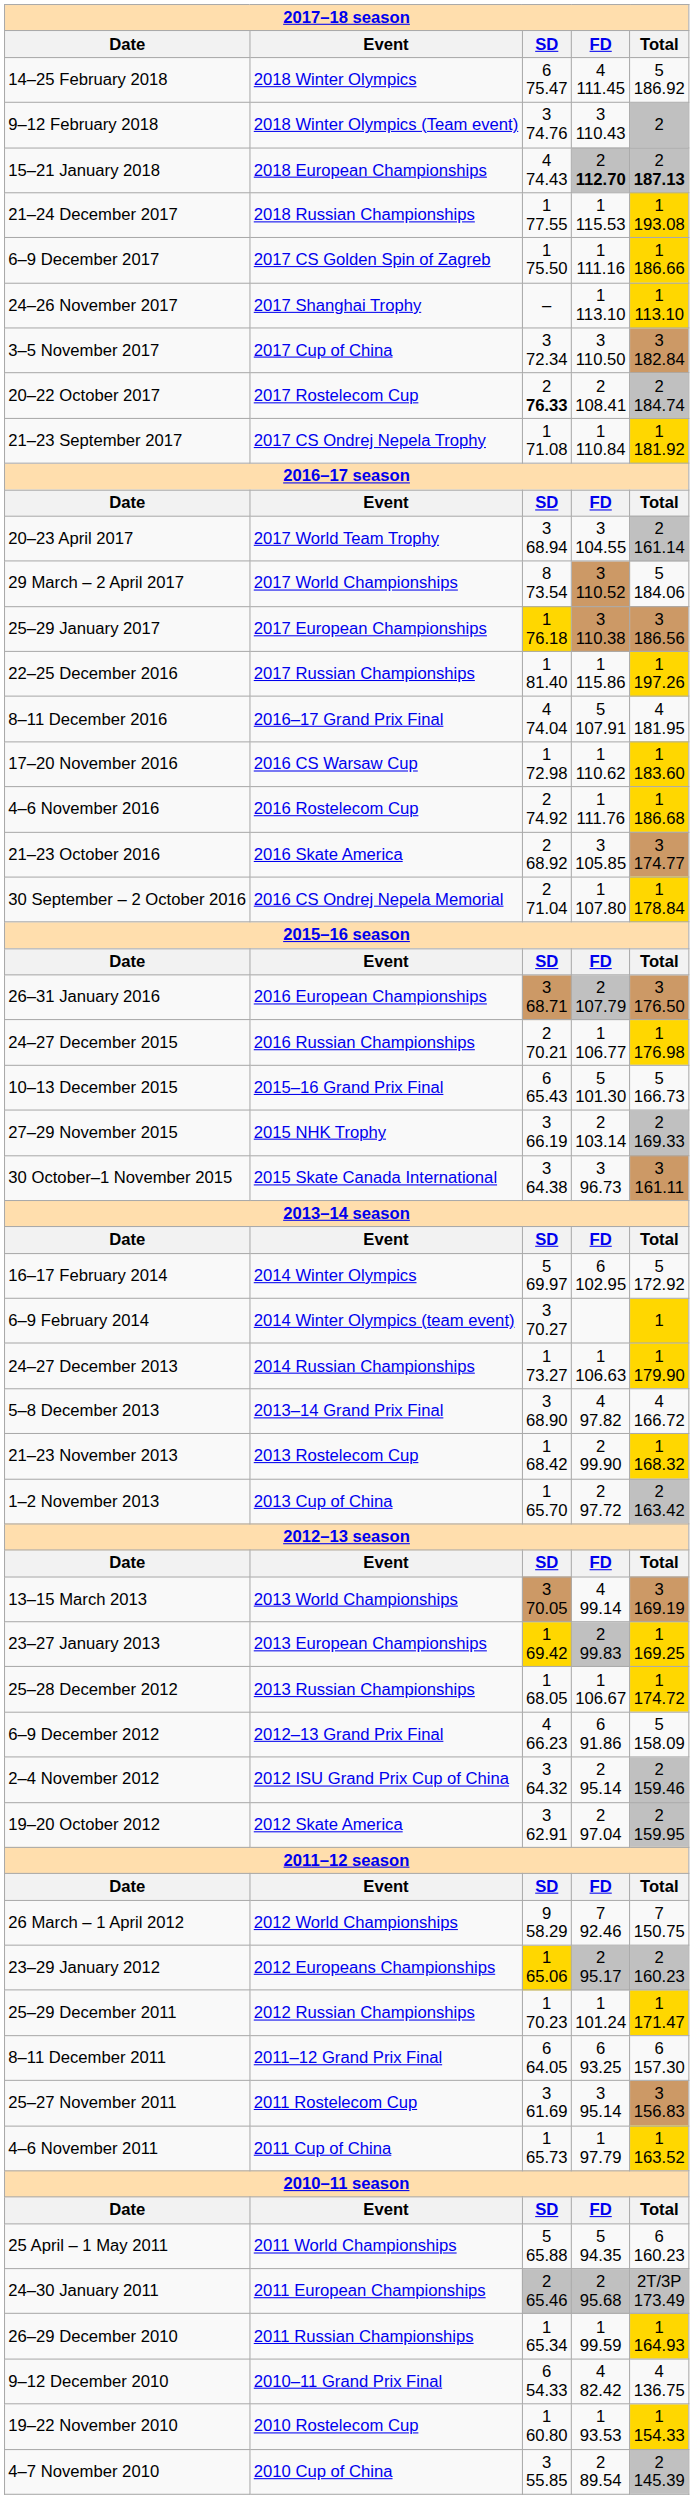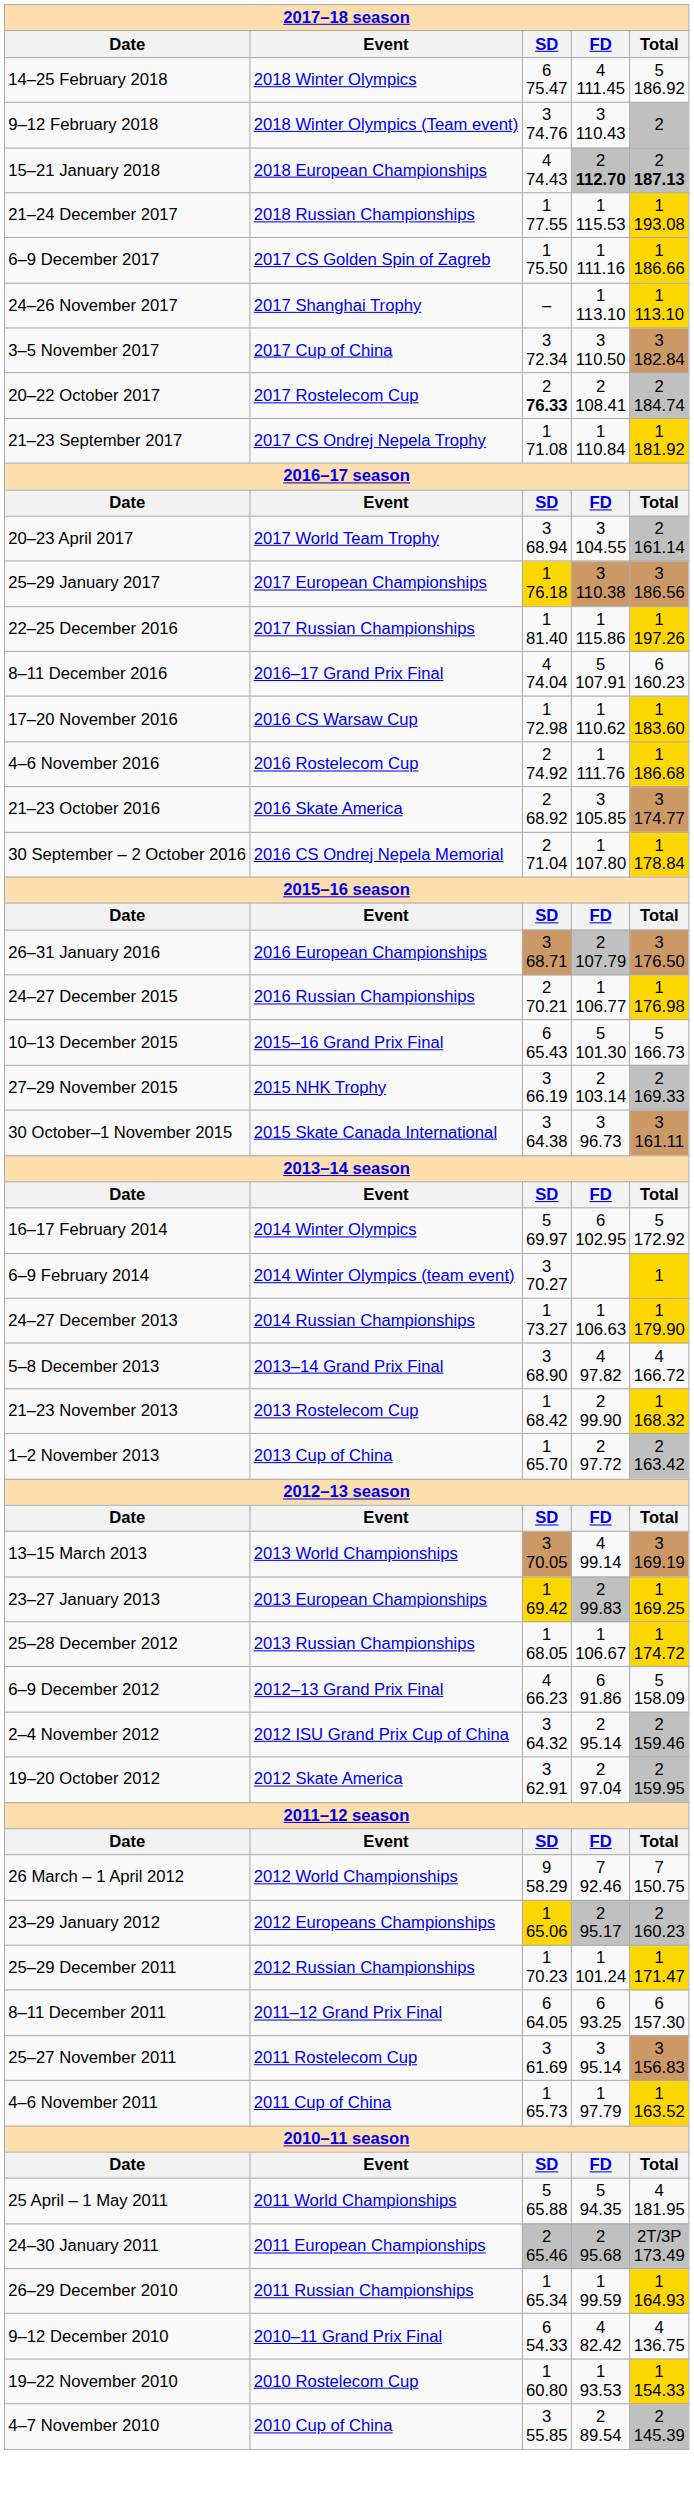- row: (96, 583)
(659, 719) 4 181.95 -> (659, 673) 6 160.23
(659, 2246) 6 160.23 -> (659, 2200) 4 181.95
